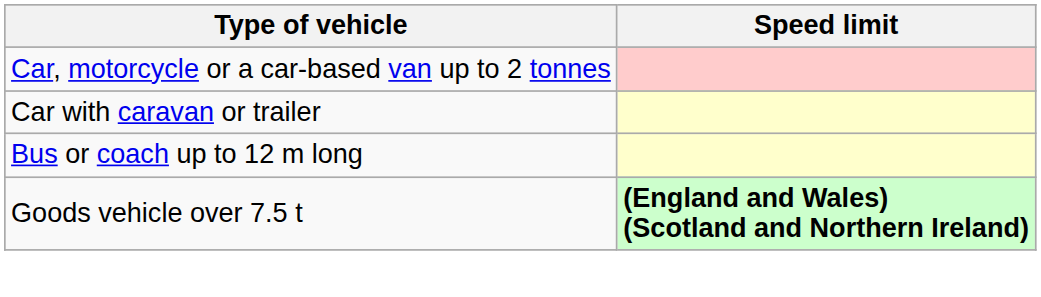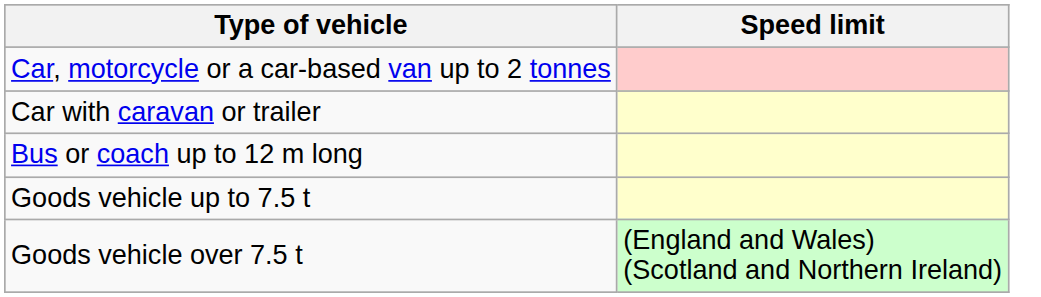+ row: (161, 197)
(826, 212) bold -> (813, 255) normal
